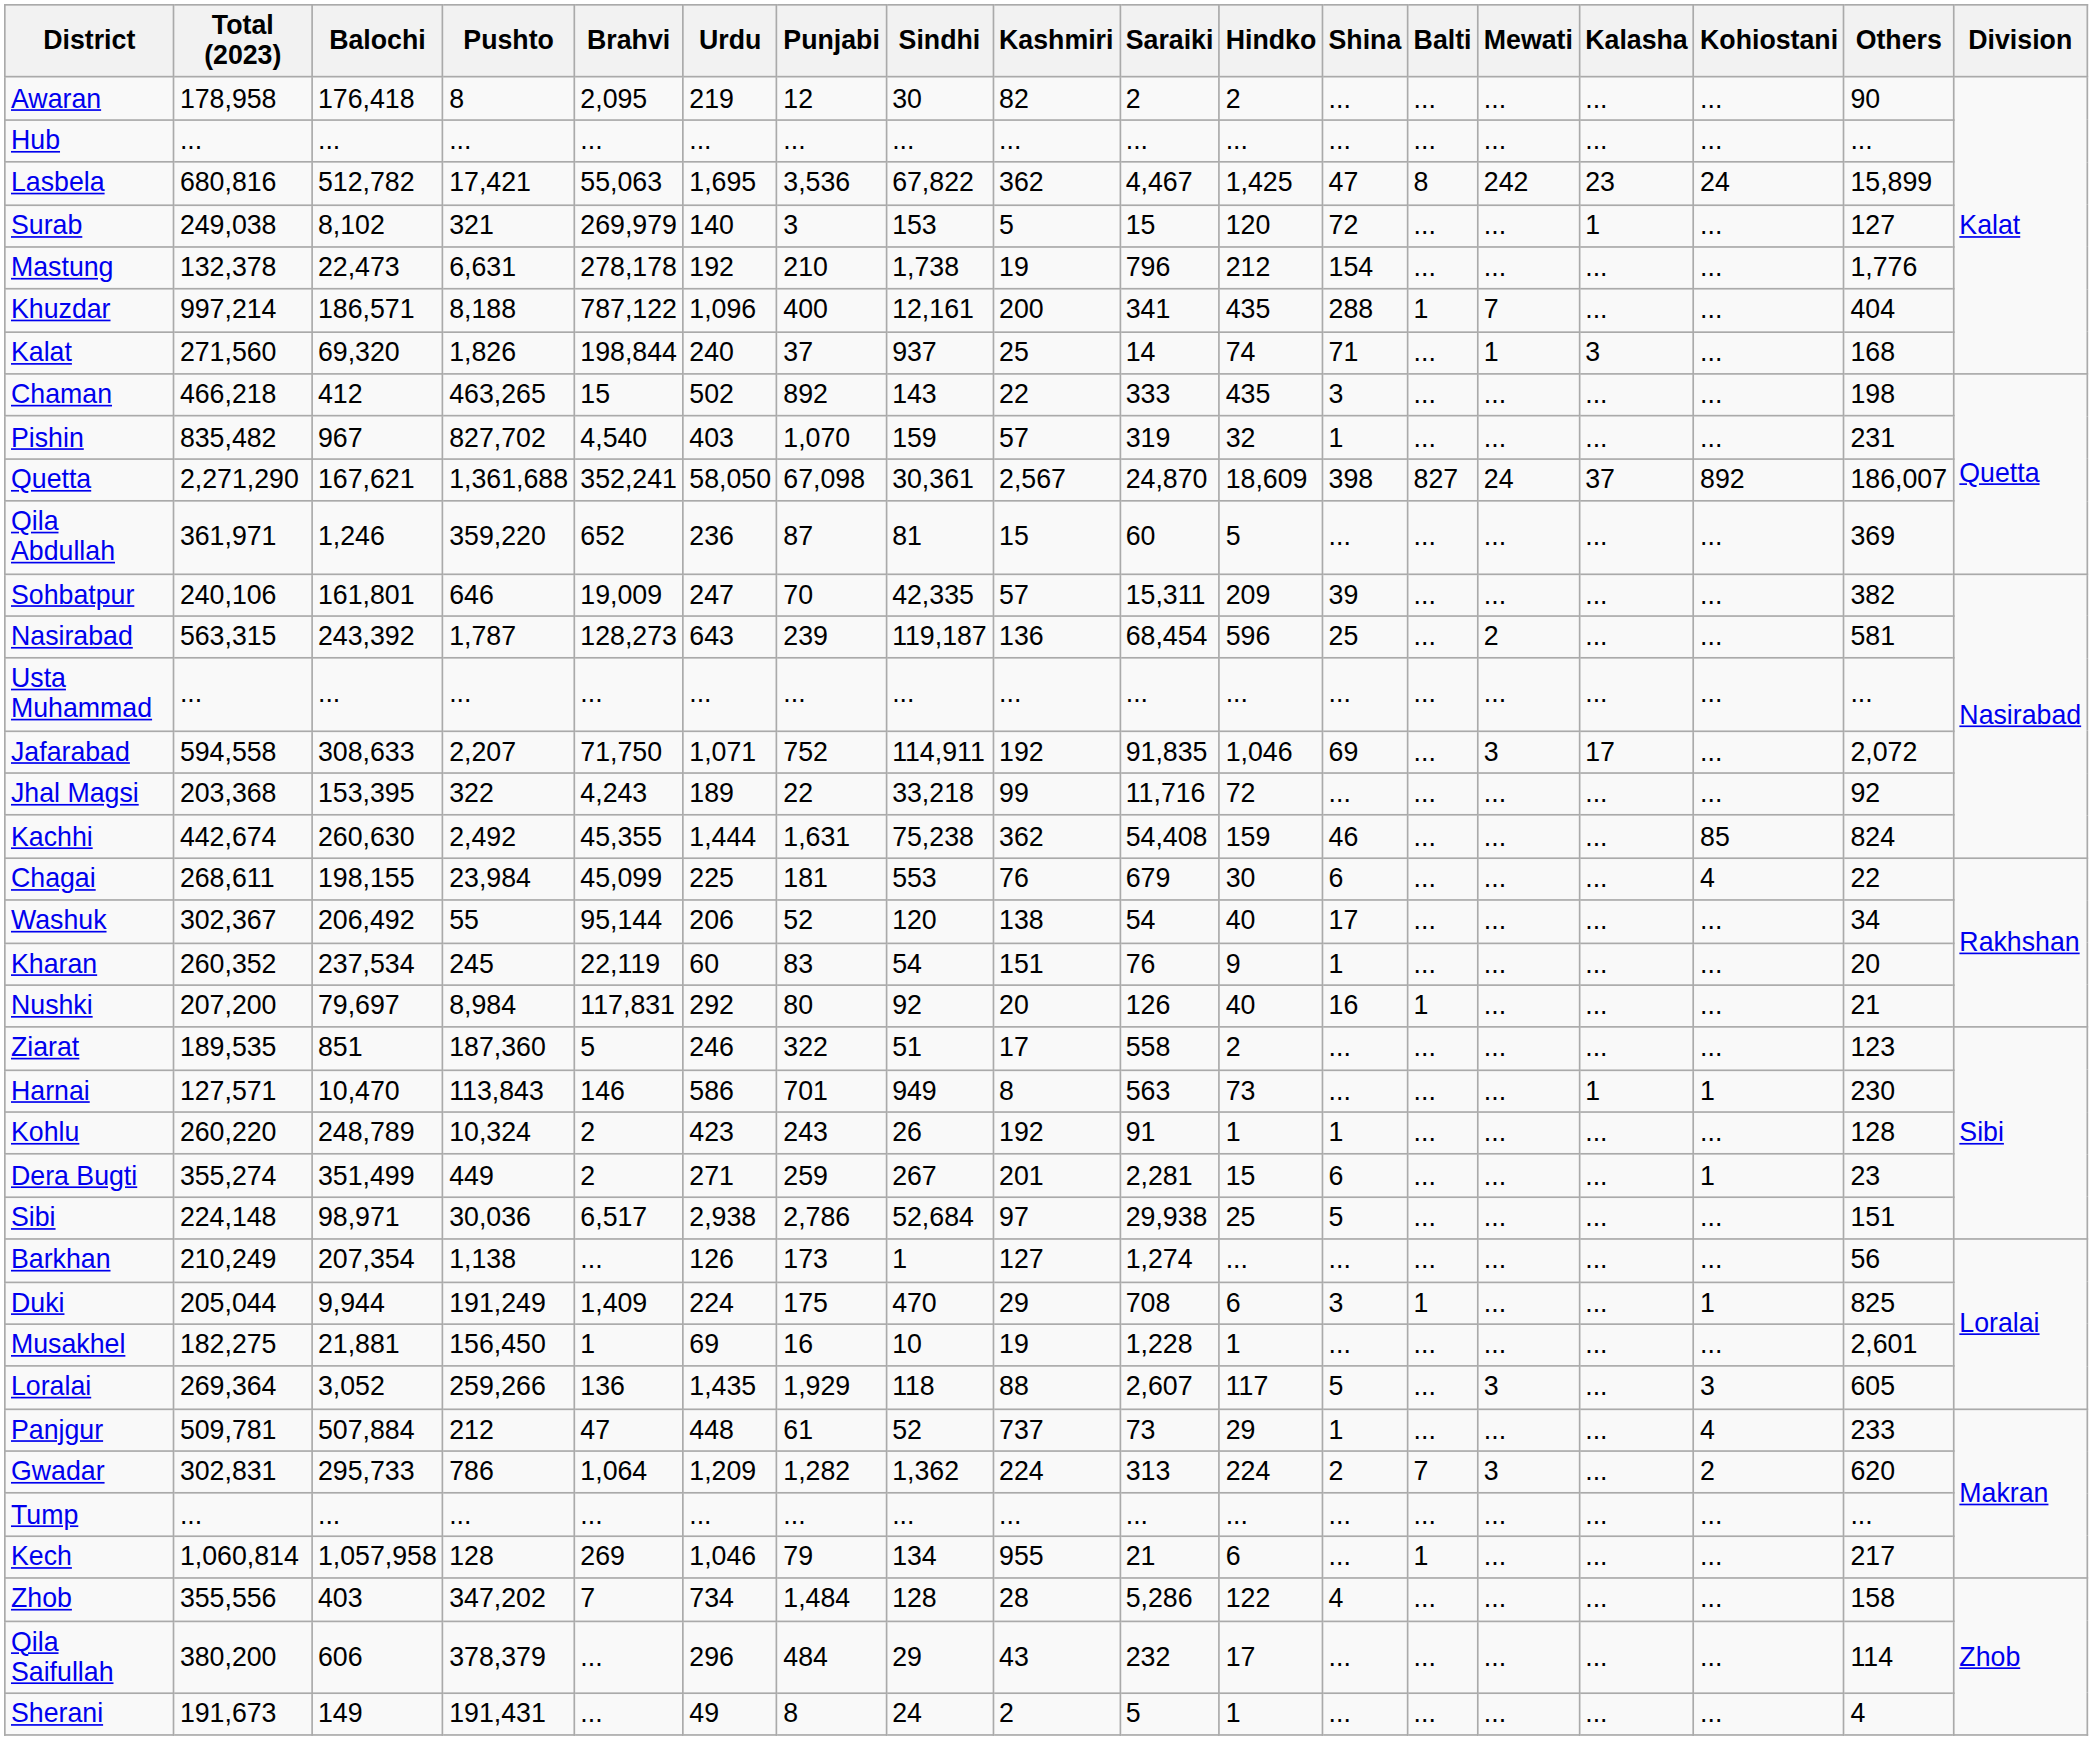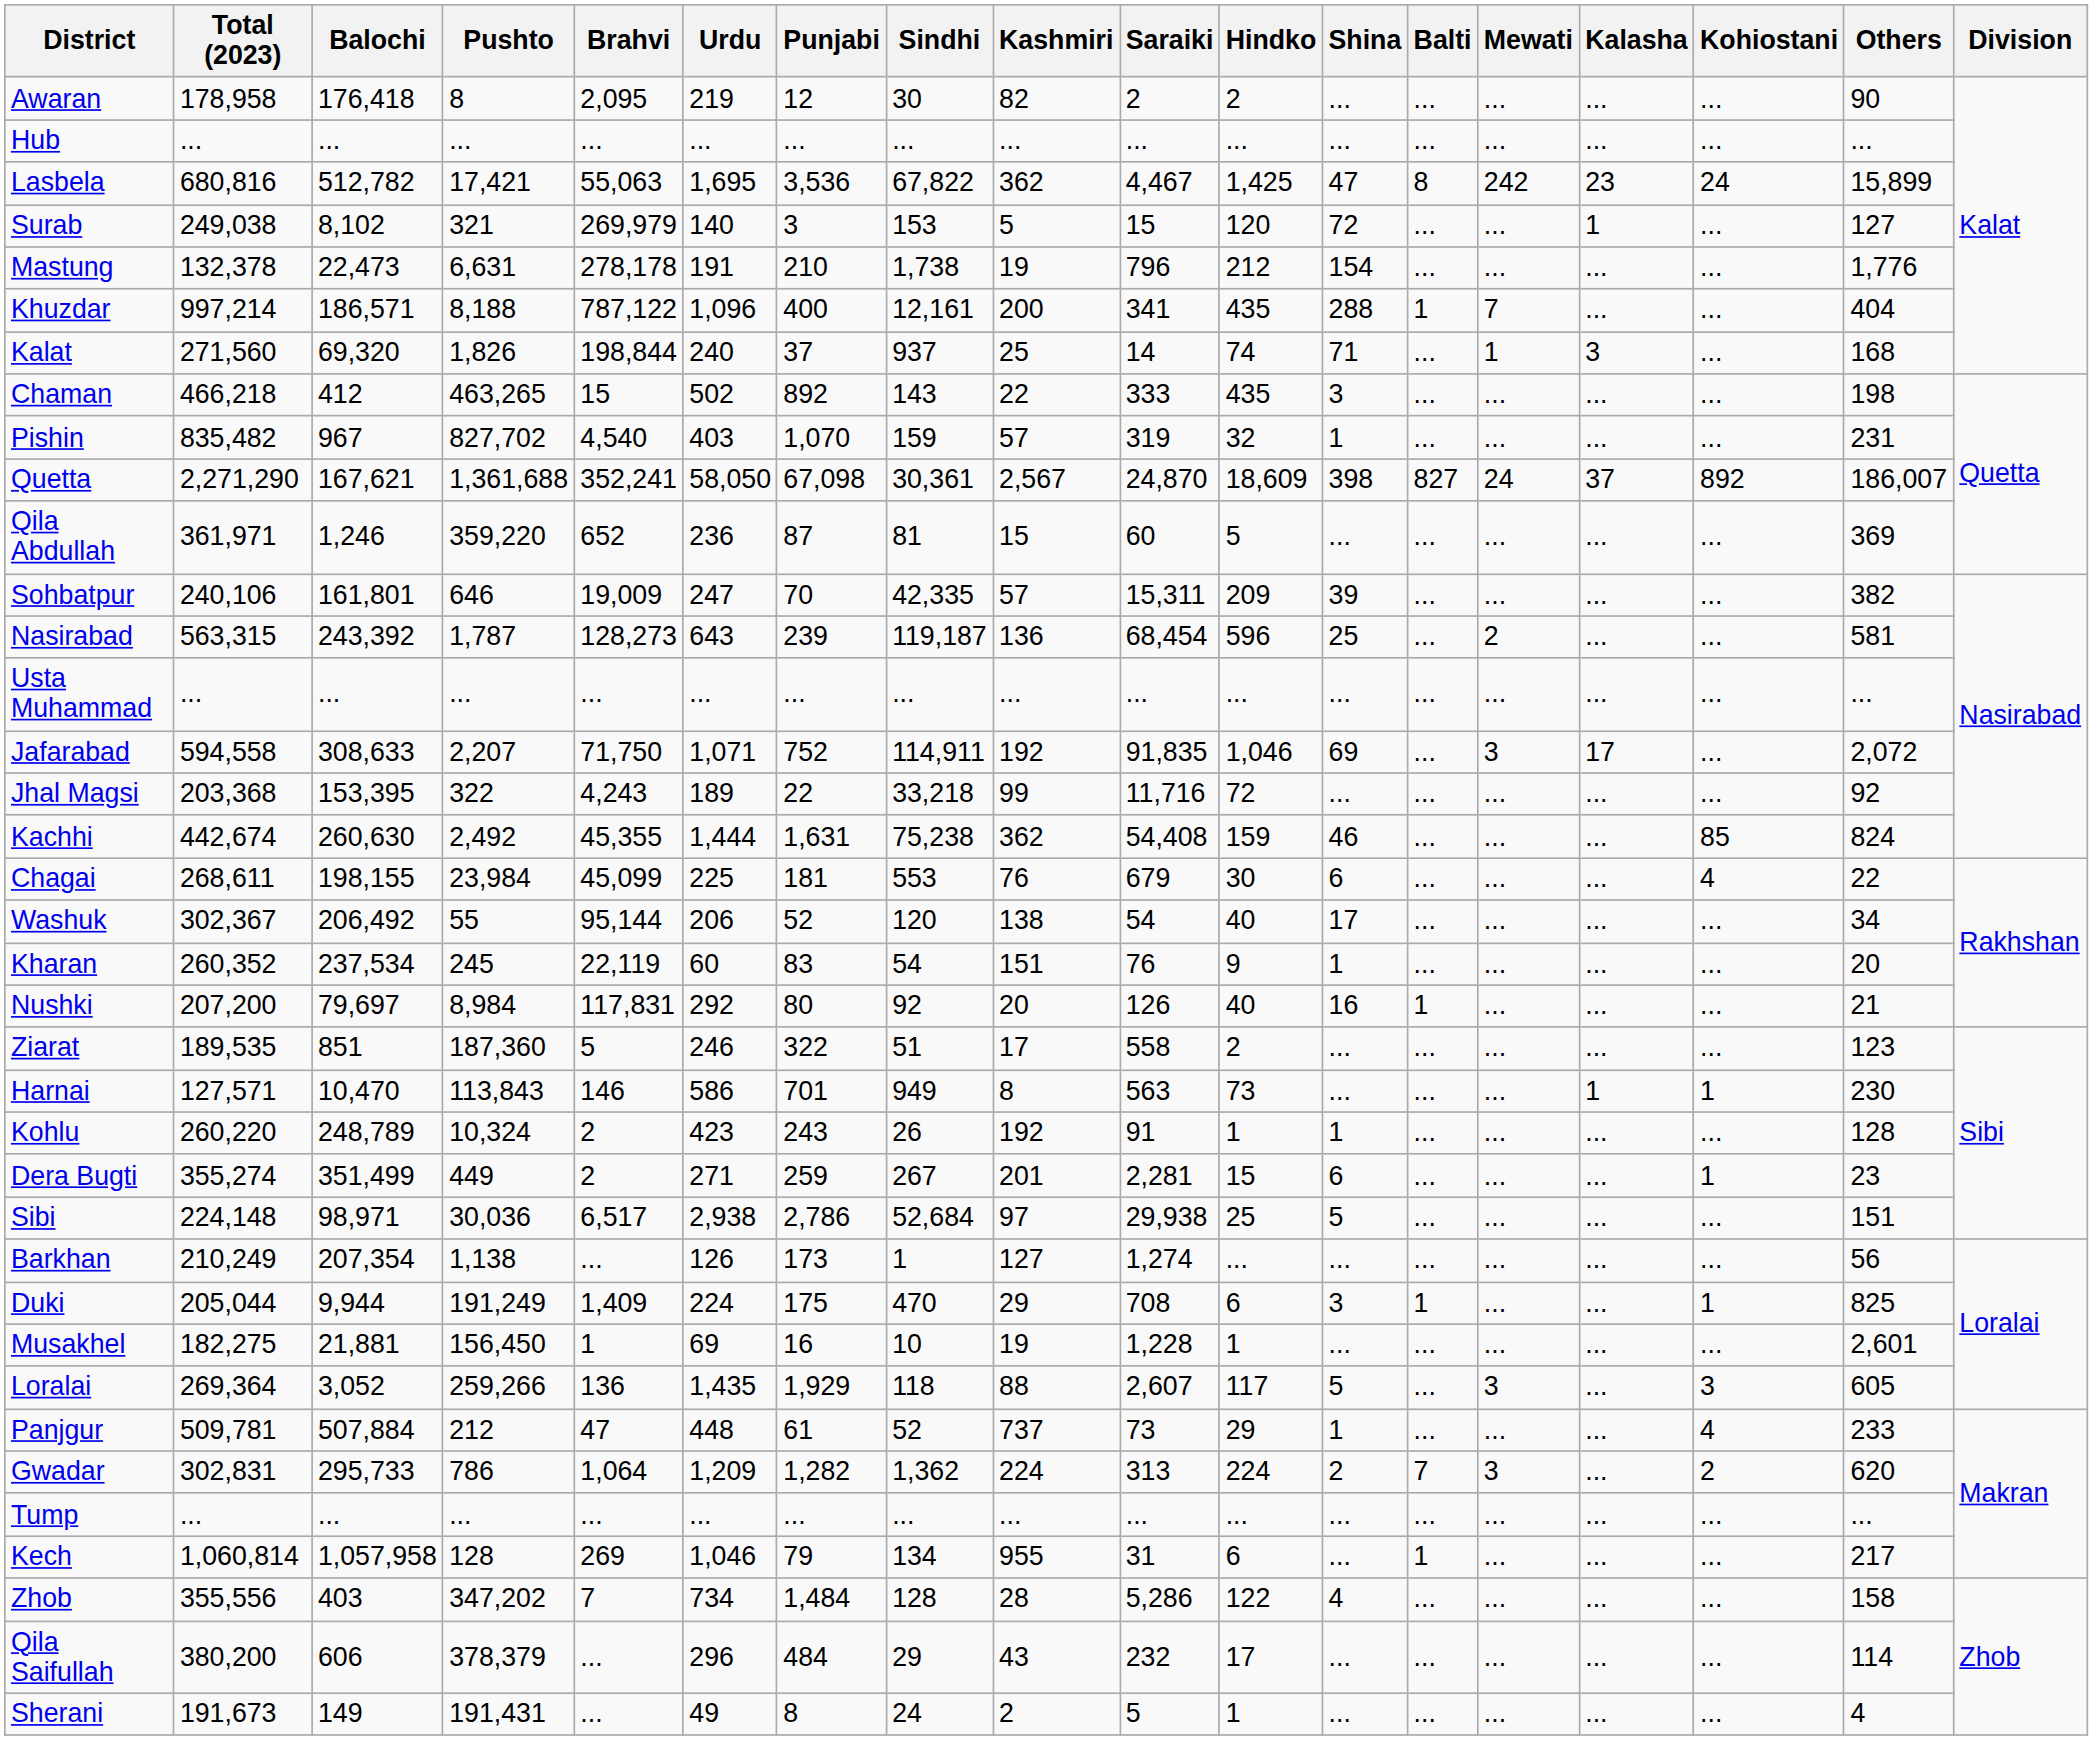(712, 267) 192 -> (712, 267) 191
(1141, 1556) 21 -> (1141, 1556) 31
